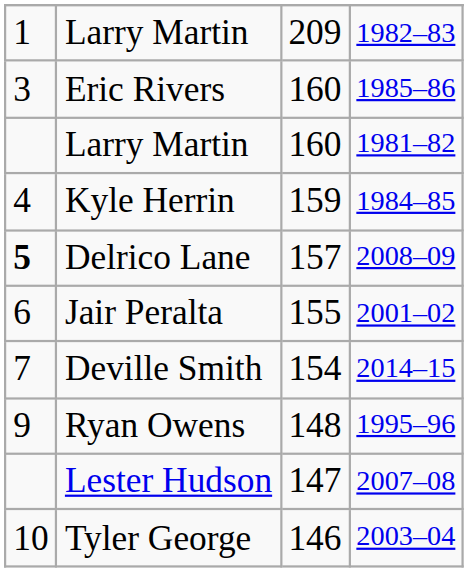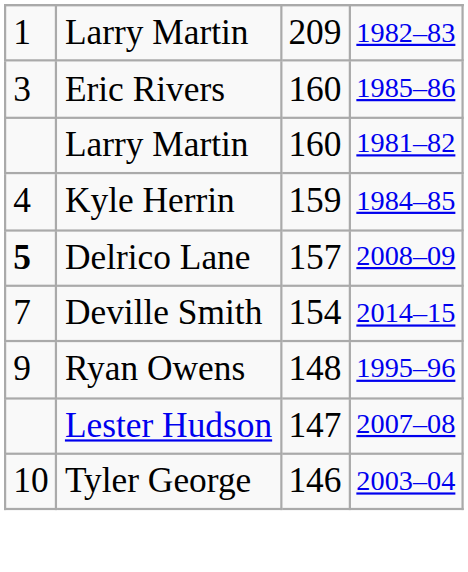- row: (144, 312)
